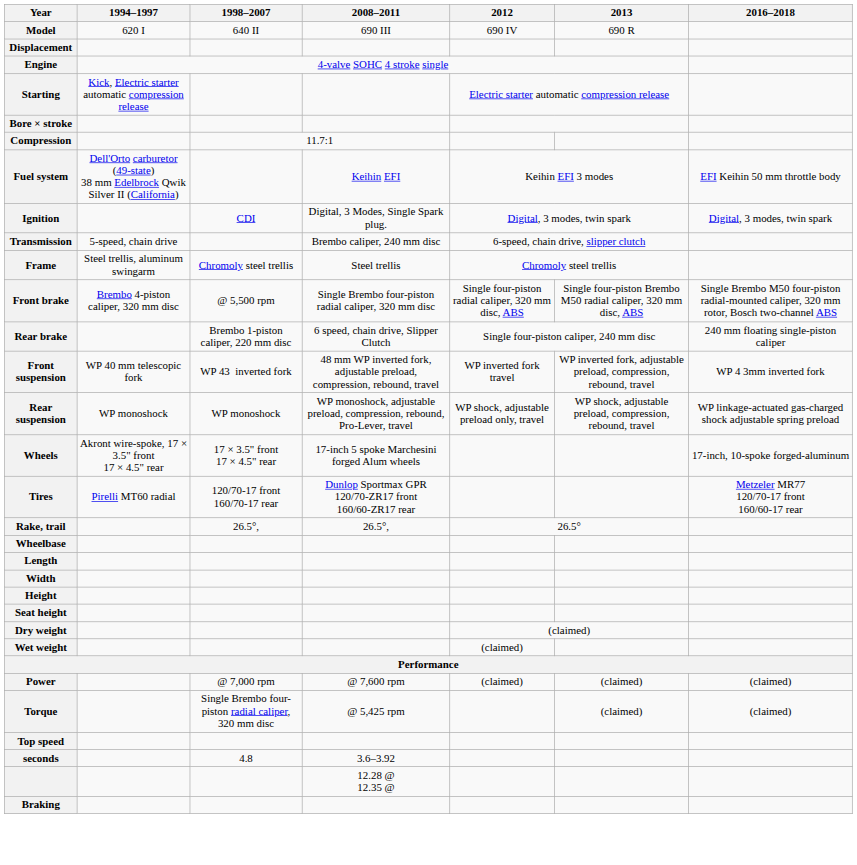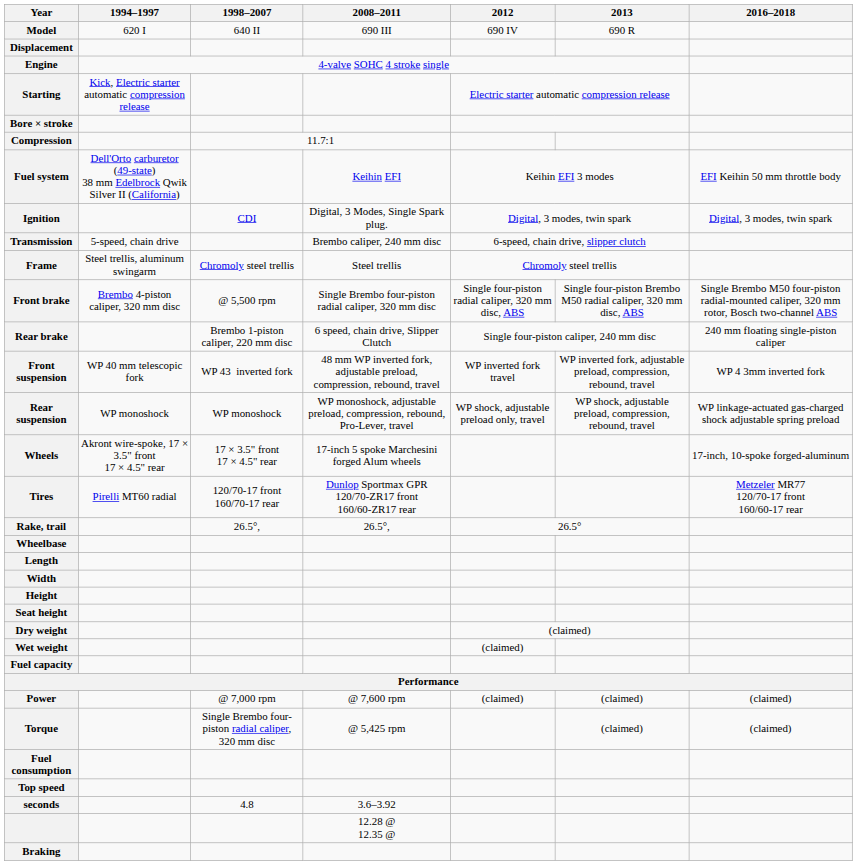+ row: (41, 664)
+ row: (41, 764)
